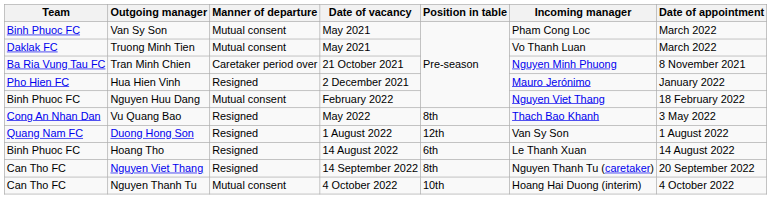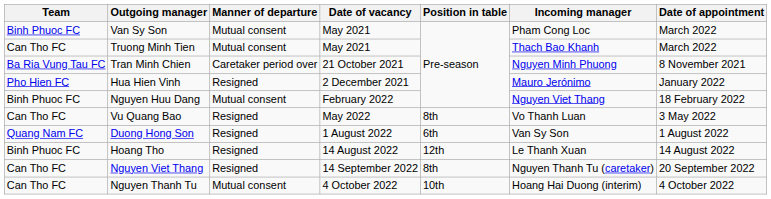(32, 47) Daklak FC -> (36, 47) Can Tho FC
(549, 47) Vo Thanh Luan -> (556, 47) Thach Bao Khanh
(54, 116) Cong An Nhan Dan -> (36, 116) Can Tho FC
(556, 116) Thach Bao Khanh -> (549, 116) Vo Thanh Luan
(434, 133) 12th -> (431, 133) 6th
(431, 151) 6th -> (434, 151) 12th
